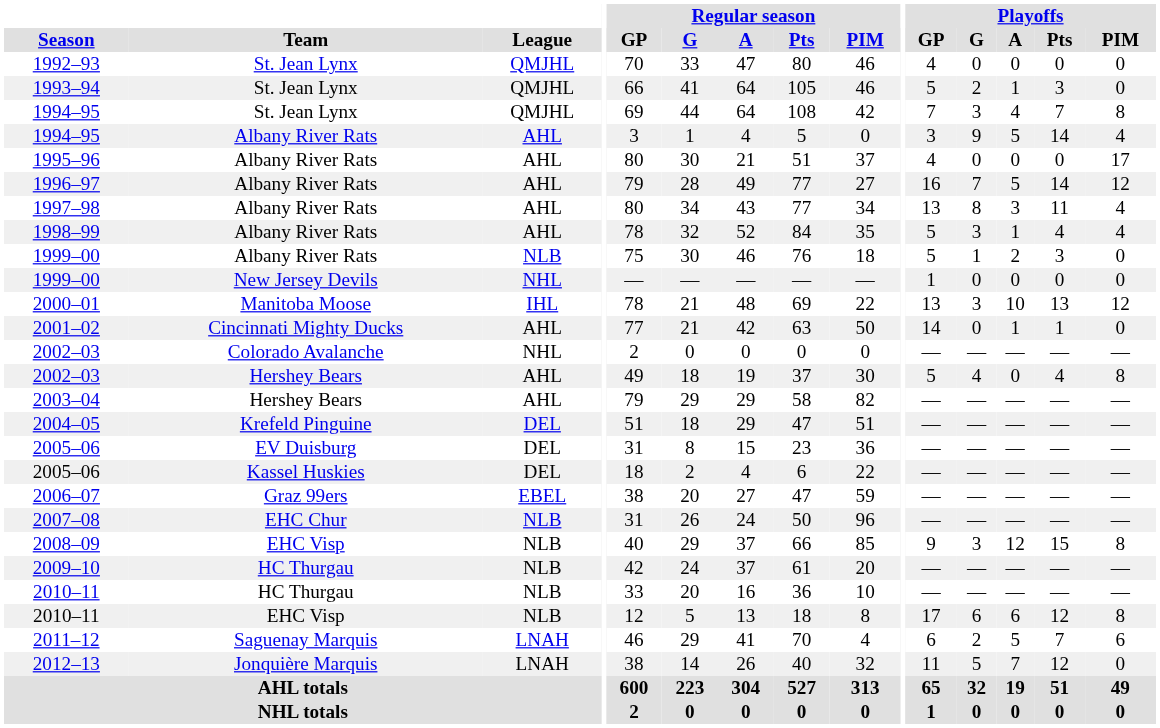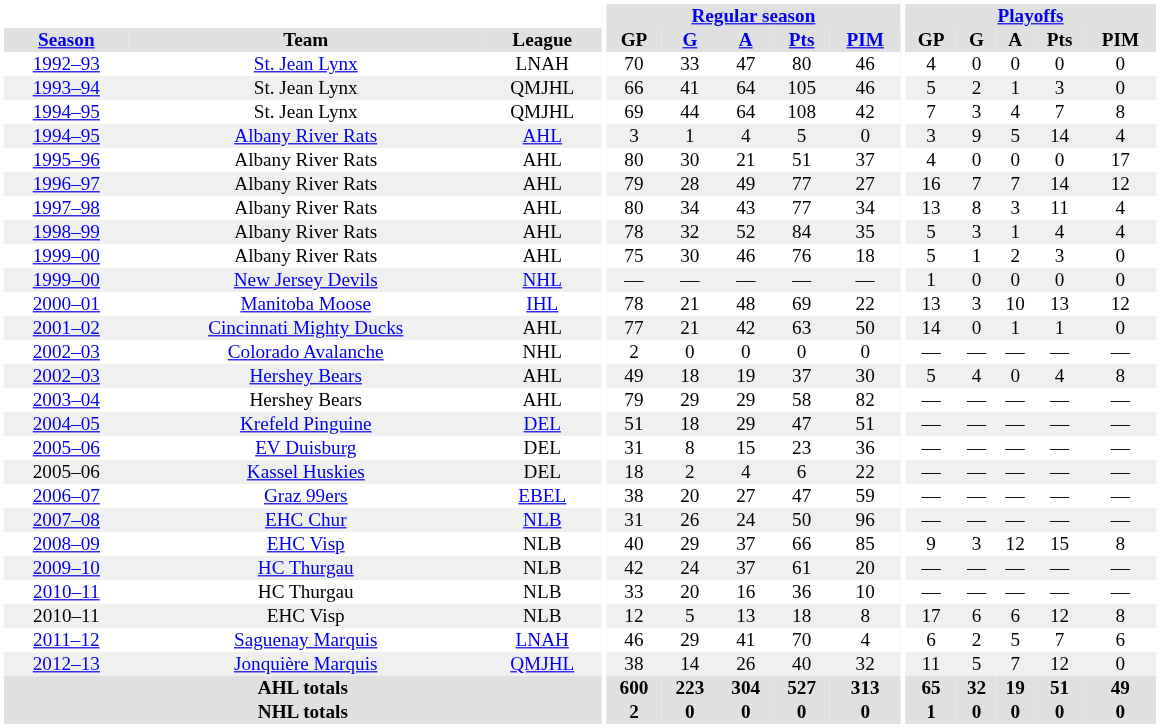(542, 63) QMJHL -> (542, 63) LNAH
(1015, 183) 5 -> (1015, 183) 7
(542, 255) NLB -> (542, 255) AHL
(542, 663) LNAH -> (542, 663) QMJHL
